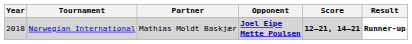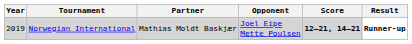(15, 28) 2018 -> (15, 28) 2019
(271, 28) bold -> (271, 28) normal
